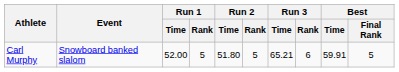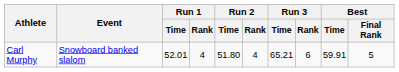(176, 55) 52.00 -> (176, 55) 52.01
(202, 55) 5 -> (202, 55) 4
(255, 55) 5 -> (255, 55) 4
